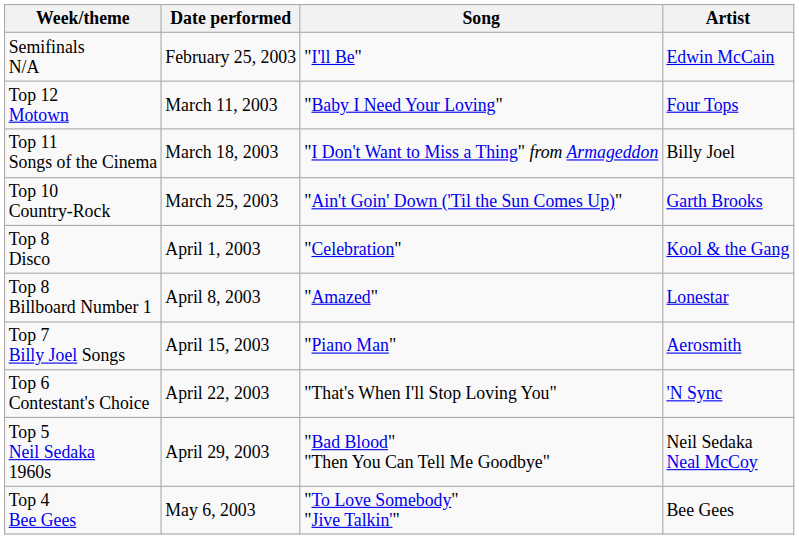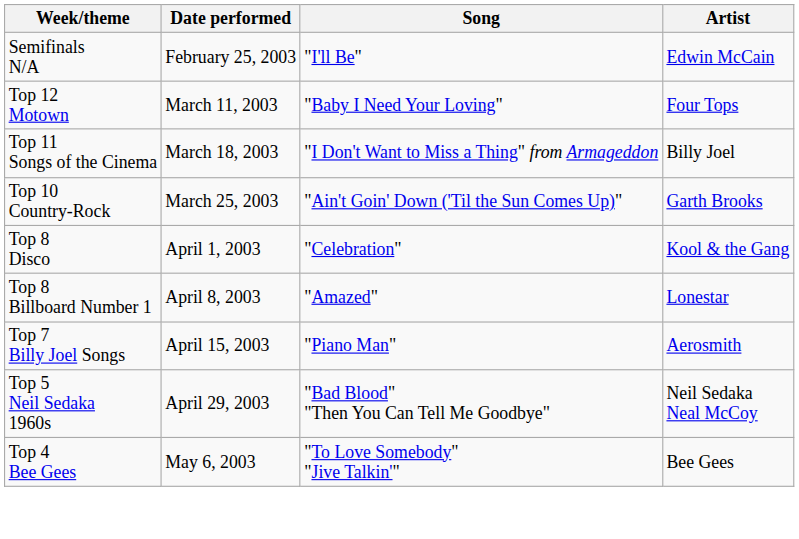- row: (79, 393)
